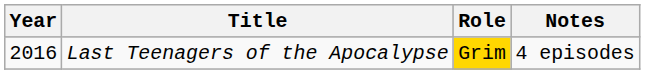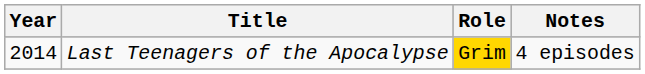(33, 53) 2016 -> (33, 53) 2014
